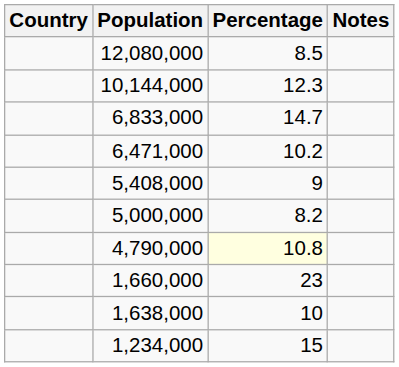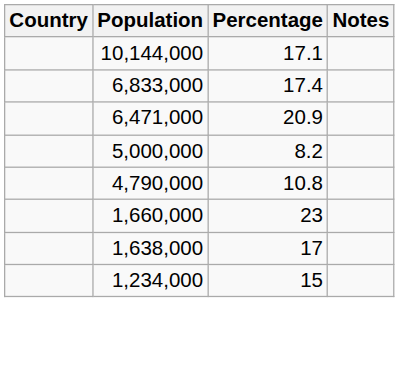- row: (152, 53)
(303, 85) 12.3 -> (303, 53) 17.1
(303, 118) 14.7 -> (303, 85) 17.4
(303, 150) 10.2 -> (303, 118) 20.9
- row: (158, 183)
(303, 248) lightyellow background -> (303, 183) no background
(312, 313) 10 -> (312, 248) 17
